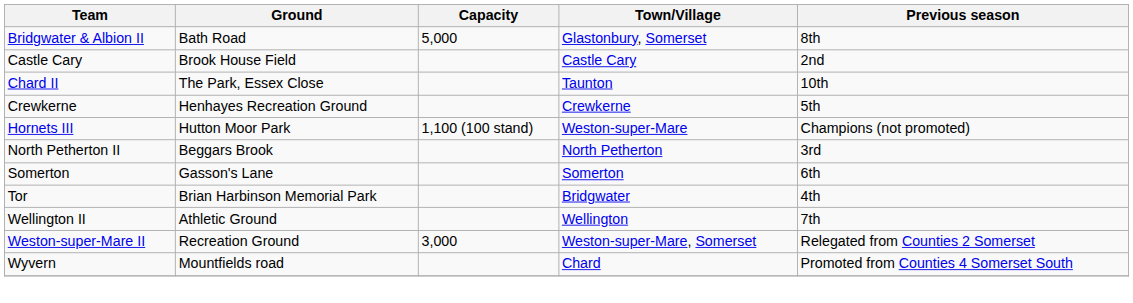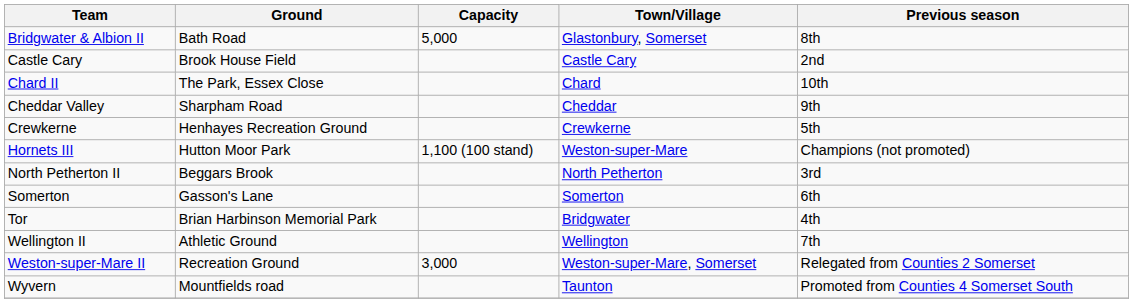(587, 83) Taunton -> (581, 83) Chard
+ row: (56, 106)
(581, 264) Chard -> (587, 286) Taunton
